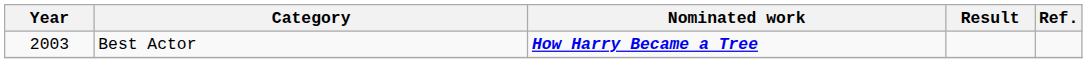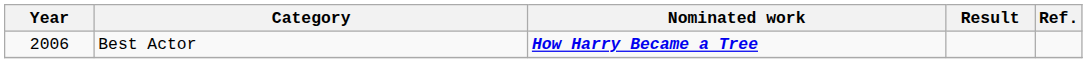(49, 45) 2003 -> (49, 45) 2006
